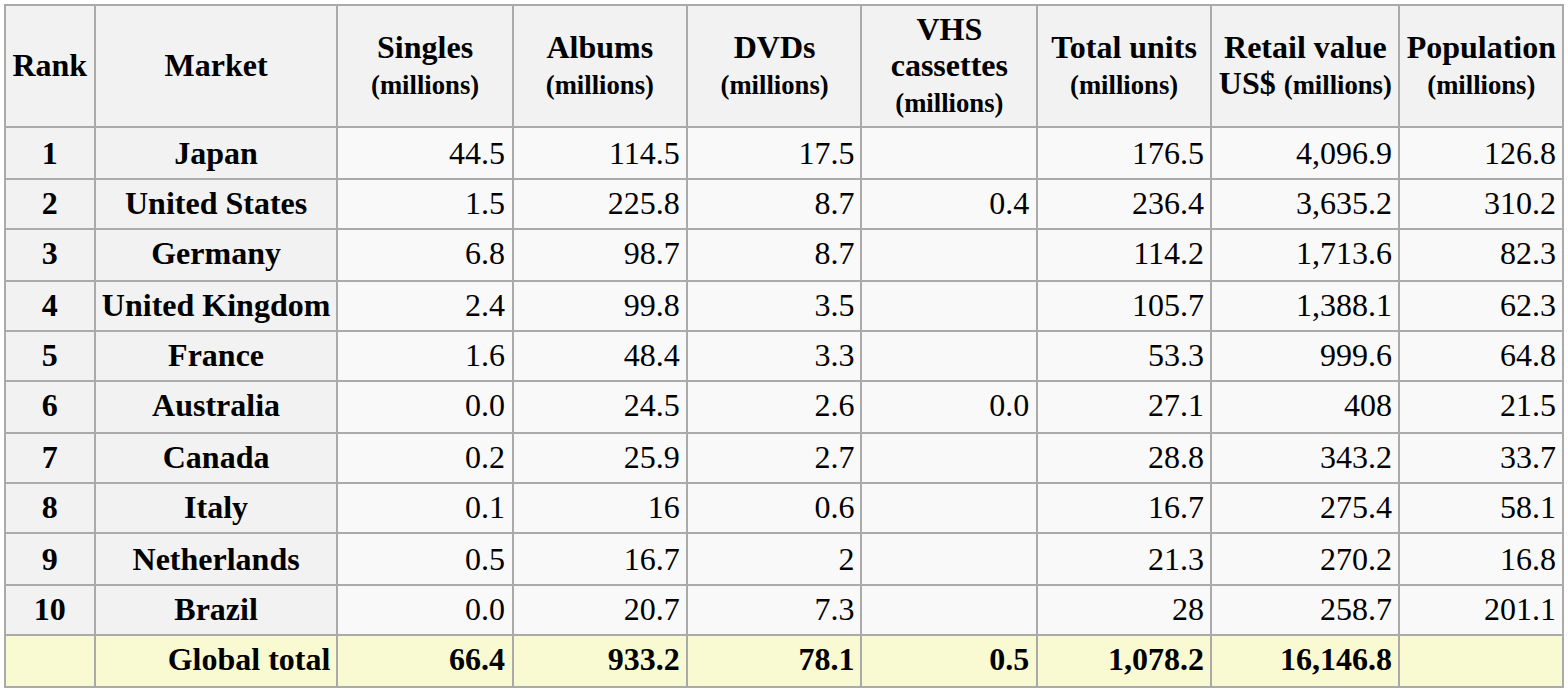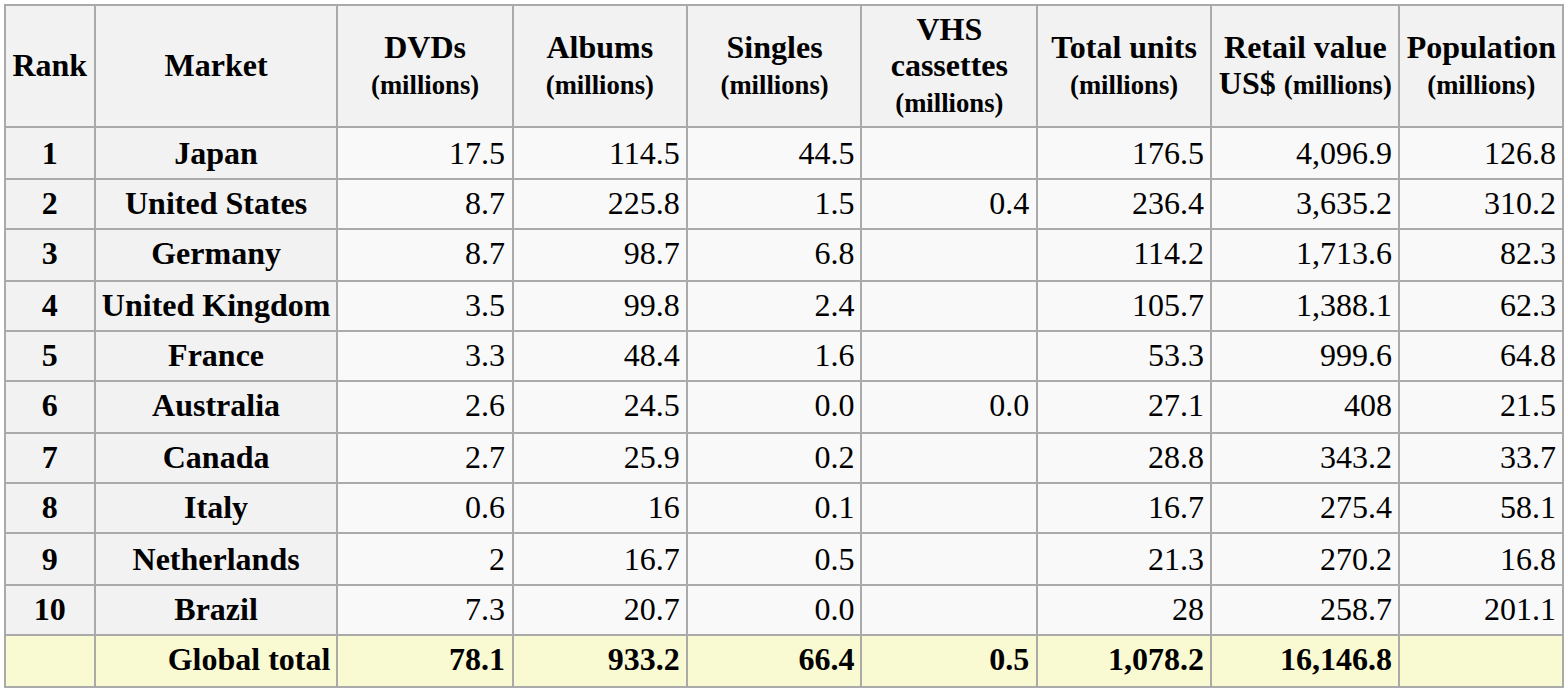columns swapped: (425, 65) <-> (775, 65)
